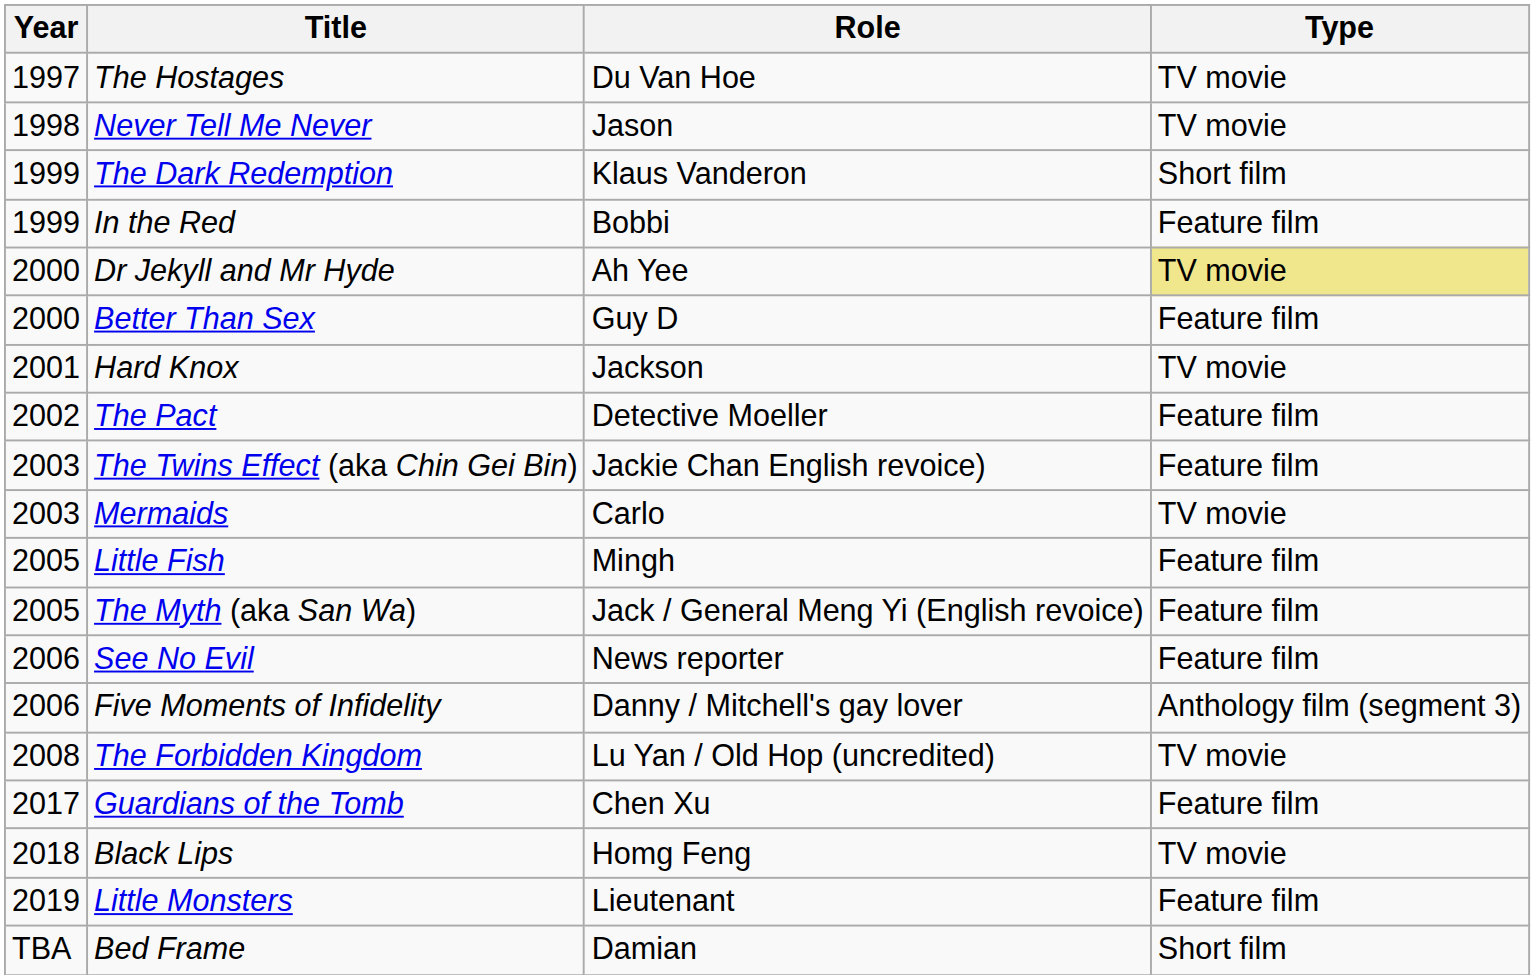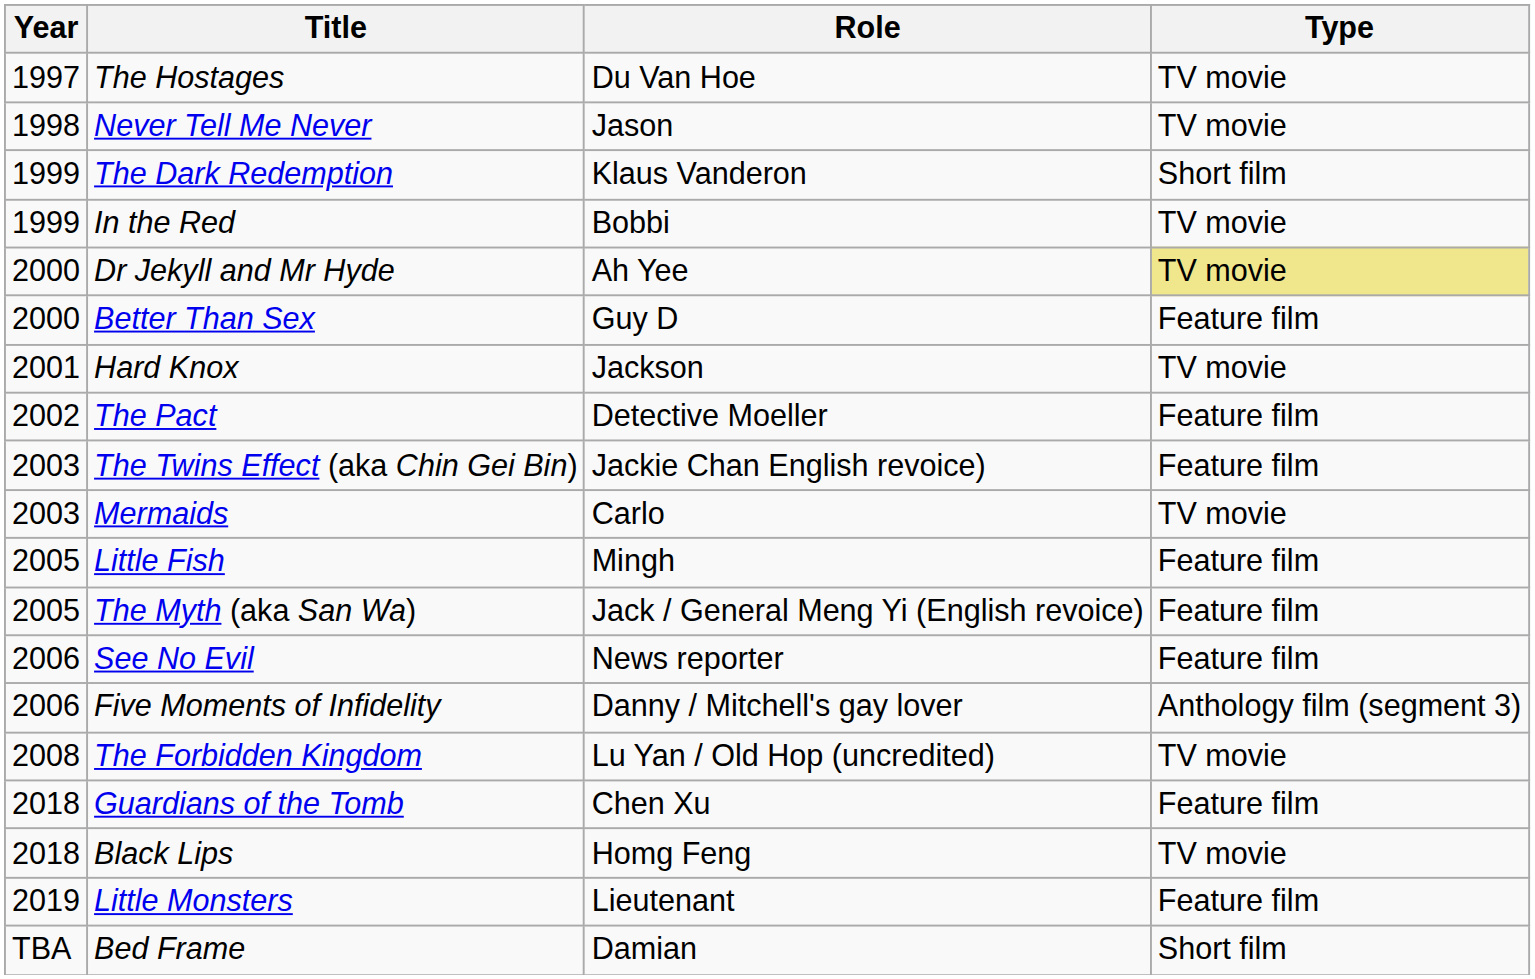(1238, 222) Feature film -> (1222, 222) TV movie
(46, 804) 2017 -> (46, 804) 2018
